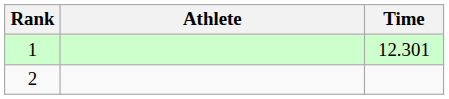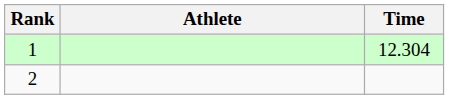(404, 49) 12.301 -> (404, 49) 12.304
